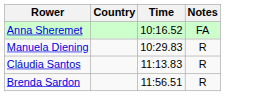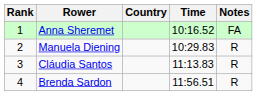+ column: (20, 13)
